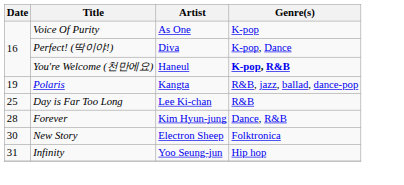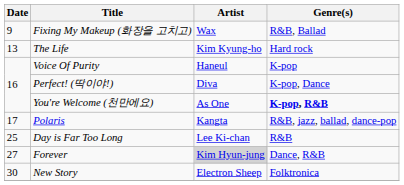+ row: (112, 30)
+ row: (51, 49)
(175, 30) As One -> (212, 66) Haneul
(174, 67) Haneul -> (213, 103) As One
(12, 85) 19 -> (12, 121) 17
(12, 119) 28 -> (12, 155) 27
(192, 119) no background -> (231, 155) lightgrey background
- row: (49, 153)
